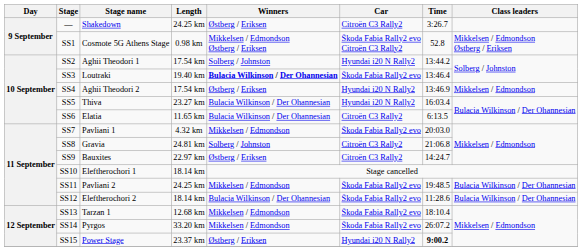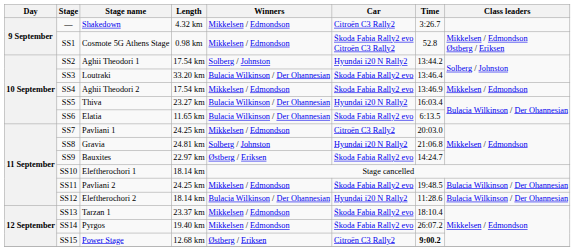(189, 24) 24.25 km -> (189, 24) 4.32 km
(237, 24) Østberg / Eriksen -> (249, 24) Mikkelsen / Edmondson
(249, 43) Mikkelsen / Edmondson Østberg / Eriksen -> (249, 43) Mikkelsen / Edmondson
(189, 75) 19.40 km -> (189, 75) 33.20 km
(273, 75) bold -> (269, 75) normal
(237, 89) Østberg / Eriksen -> (249, 89) Mikkelsen / Edmondson
(378, 89) Hyundai i20 N Rally2 -> (374, 89) Škoda Fabia Rally2 evo
(372, 116) Citroën C3 Rally2 -> (374, 116) Škoda Fabia Rally2 evo
(189, 130) 4.32 km -> (189, 130) 24.25 km
(381, 130) Škoda Fabia Rally2 evo -> (364, 130) Citroën C3 Rally2
(372, 143) Citroën C3 Rally2 -> (371, 143) Hyundai i20 N Rally2
(372, 157) Citroën C3 Rally2 -> (374, 157) Škoda Fabia Rally2 evo
(381, 198) Škoda Fabia Rally2 evo -> (371, 198) Hyundai i20 N Rally2
(189, 212) 12.68 km -> (189, 212) 23.37 km
(189, 226) 33.20 km -> (189, 226) 19.40 km
(189, 239) 23.37 km -> (189, 239) 12.68 km
(378, 239) Hyundai i20 N Rally2 -> (364, 239) Citroën C3 Rally2
